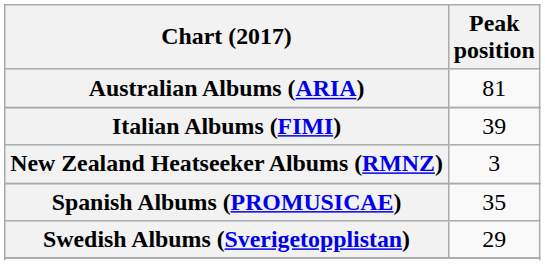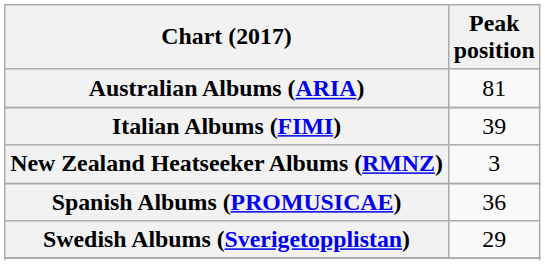(494, 201) 35 -> (494, 201) 36
